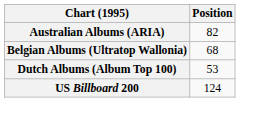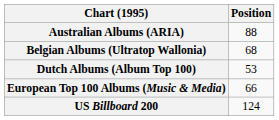(212, 32) 82 -> (251, 32) 88
+ row: (116, 87)
